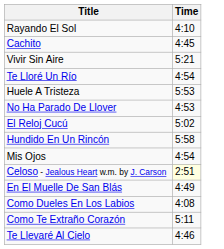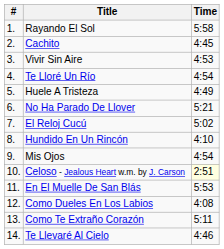+ column: (14, 12)
(185, 28) 4:10 -> (204, 28) 5:58
(185, 60) 5:21 -> (204, 60) 4:53
(185, 92) 5:53 -> (204, 92) 4:49
(185, 108) 4:53 -> (204, 108) 5:21
(185, 140) 5:58 -> (204, 140) 4:10
(185, 188) 4:49 -> (204, 188) 5:53
